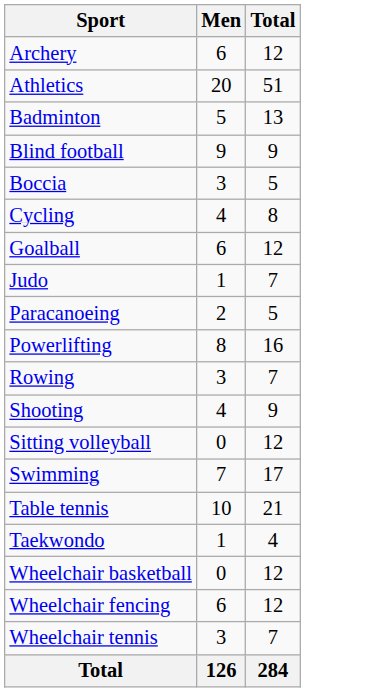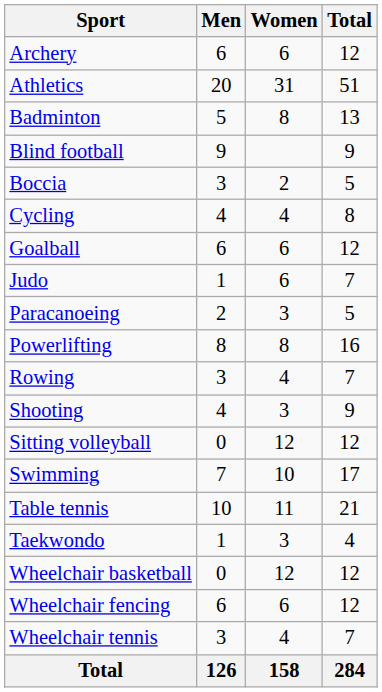+ column: (284, 20)
